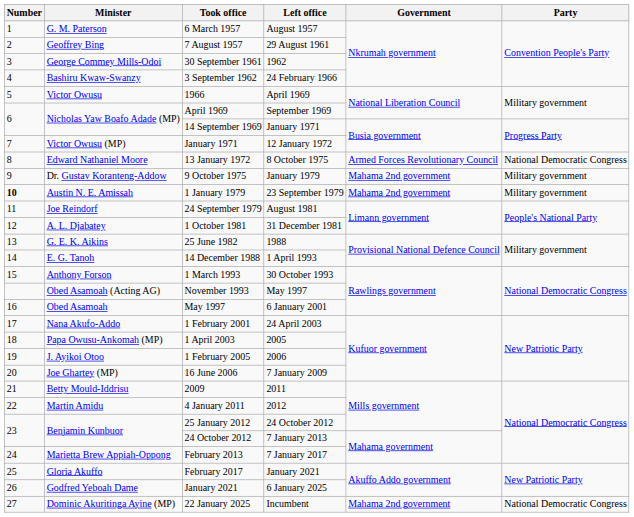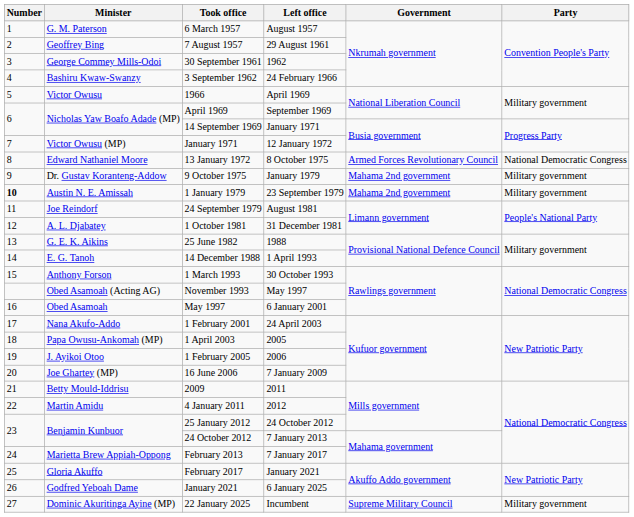(399, 504) Mahama 2nd government -> (400, 504) Supreme Military Council
(566, 504) National Democratic Congress -> (546, 504) Military government
